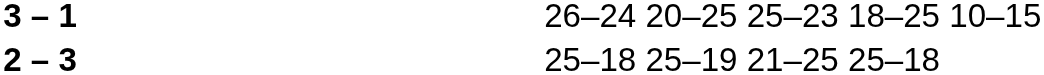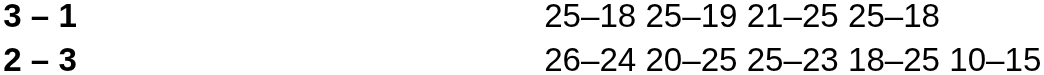(793, 15) 26–24 20–25 25–23 18–25 10–15 -> (742, 15) 25–18 25–19 21–25 25–18
(742, 59) 25–18 25–19 21–25 25–18 -> (793, 59) 26–24 20–25 25–23 18–25 10–15
